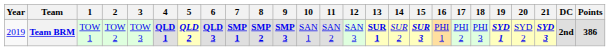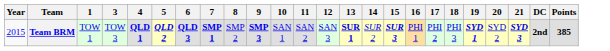- column: (115, 11)
(16, 32) 2019 -> (16, 32) 2015
(261, 32) bold -> (235, 32) normal
(590, 32) 386 -> (564, 32) 385
